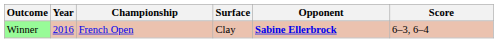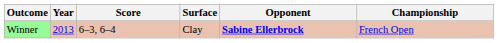columns swapped: (145, 12) <-> (441, 12)
(63, 29) 2016 -> (63, 29) 2013
